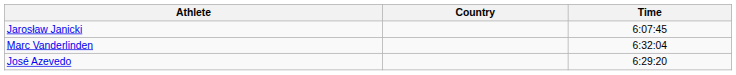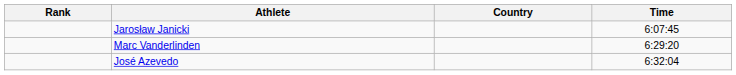+ column: (58, 13)
(650, 46) 6:32:04 -> (662, 46) 6:29:20
(650, 62) 6:29:20 -> (662, 62) 6:32:04
